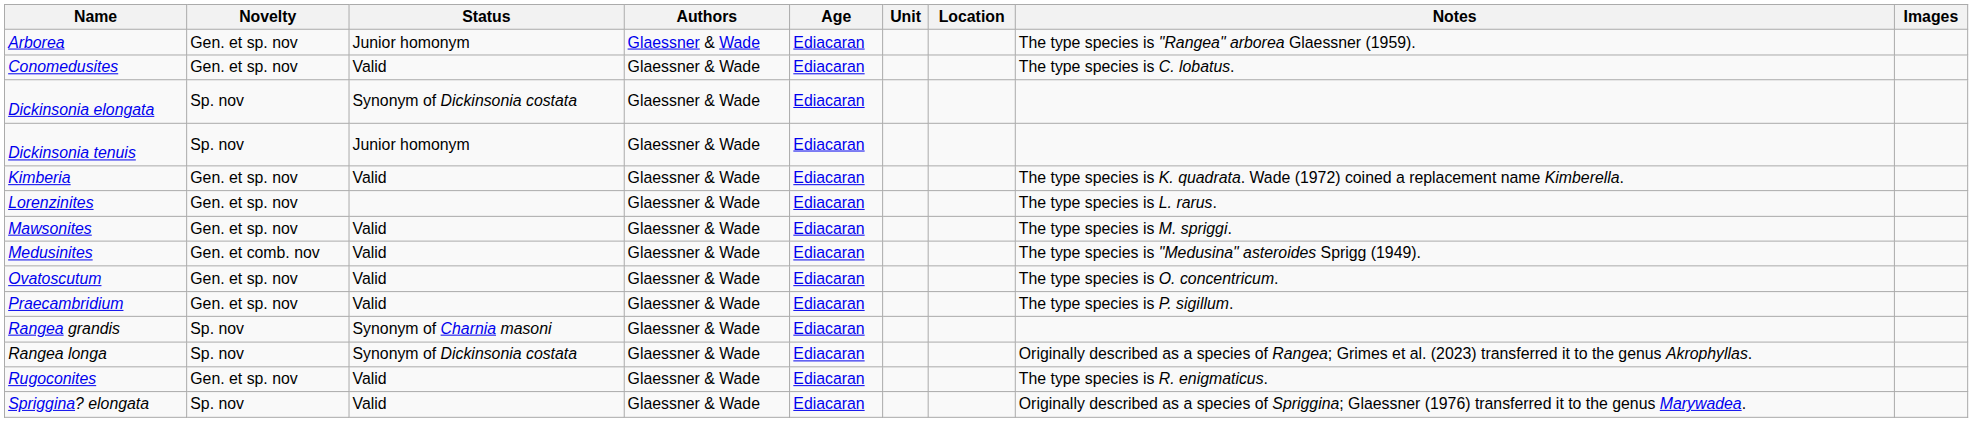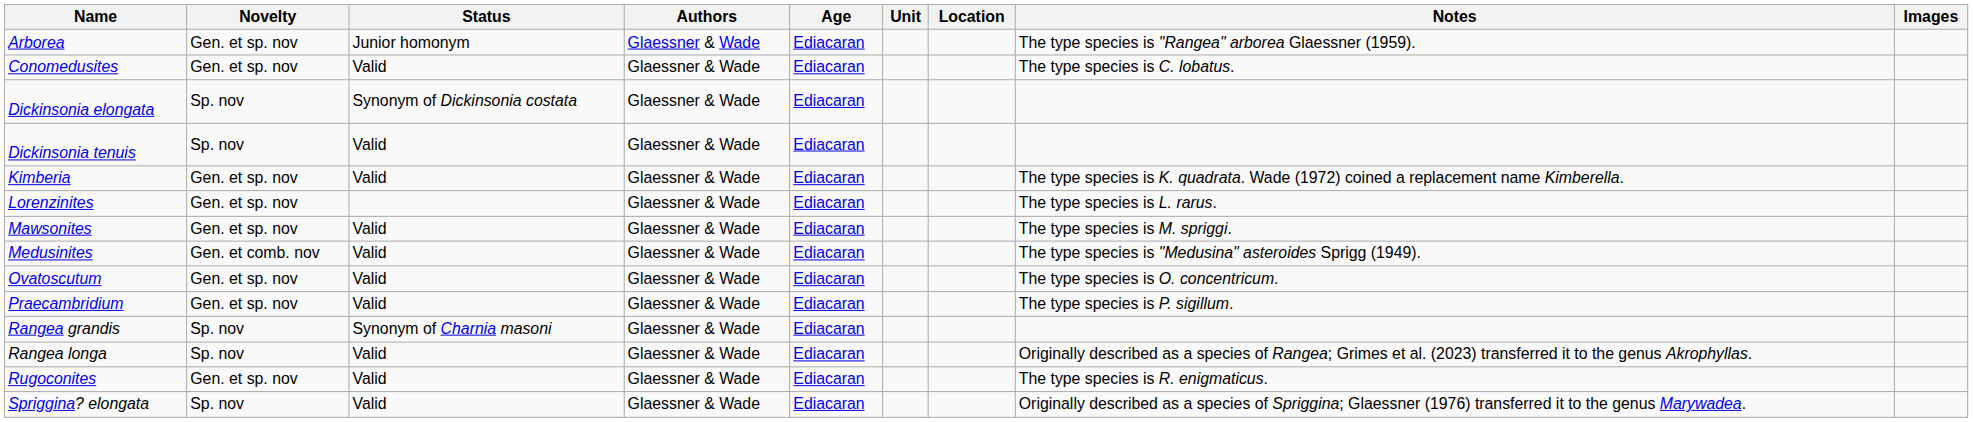(411, 144) Junior homonym -> (370, 144) Valid
(465, 354) Synonym of Dickinsonia costata -> (370, 354) Valid
